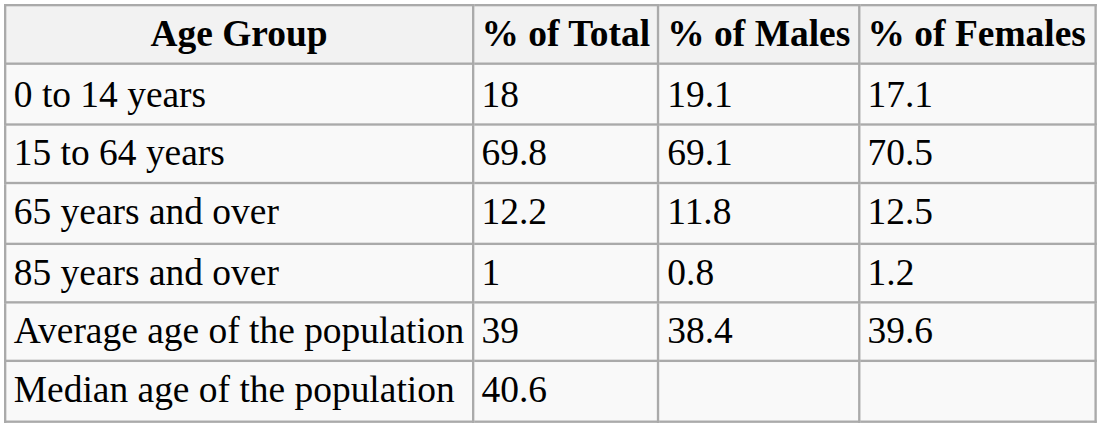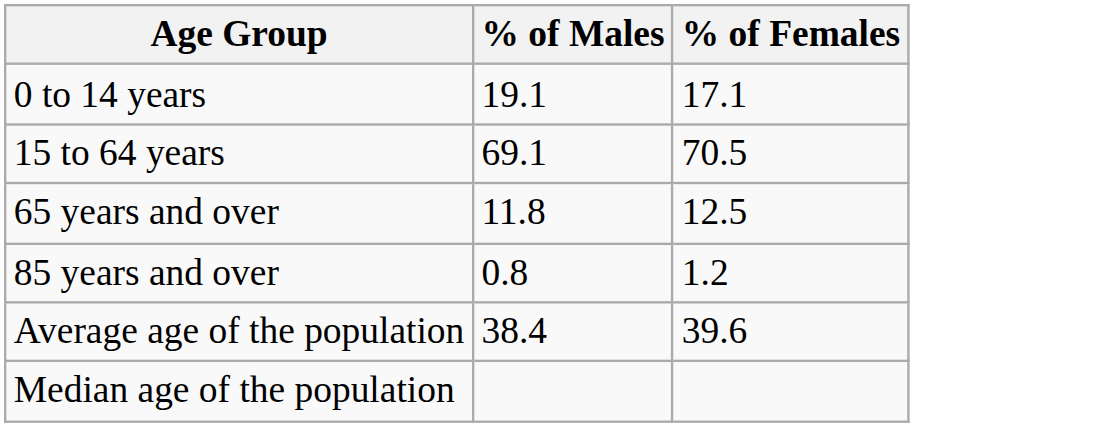- column: (566, 34)
